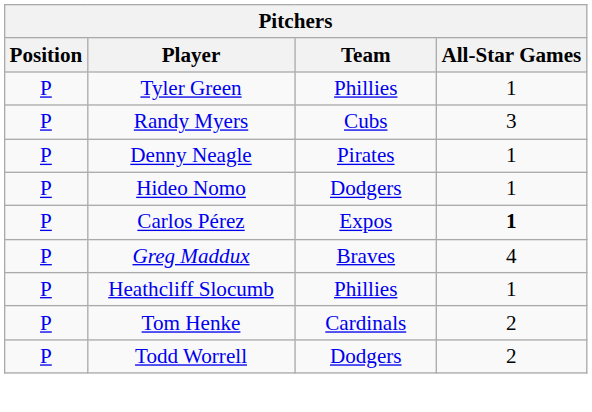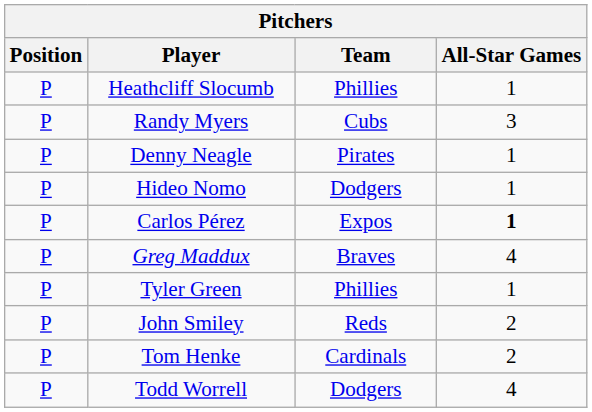rows swapped: (191, 88) <-> (191, 289)
+ row: (191, 322)
(511, 356) 2 -> (511, 389) 4
